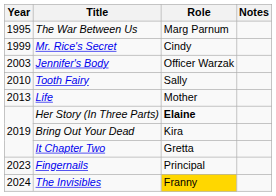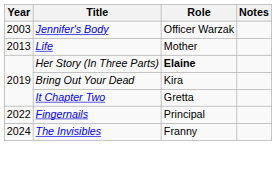- row: (86, 30)
- row: (76, 47)
- row: (62, 81)
(19, 166) 2023 -> (19, 115) 2022
(181, 183) gold background -> (181, 132) no background
